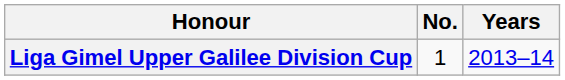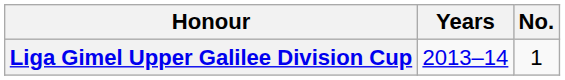columns swapped: (440, 22) <-> (511, 22)
